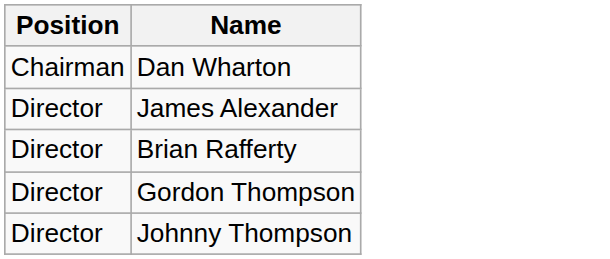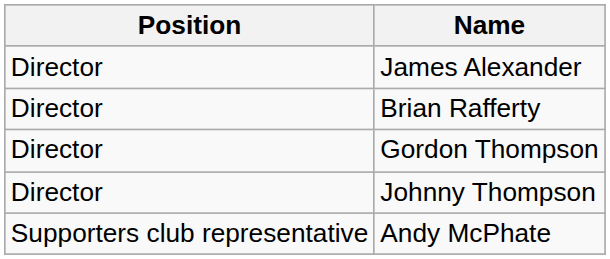- row: (214, 66)
+ row: (466, 233)
